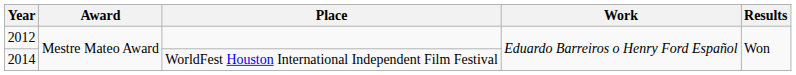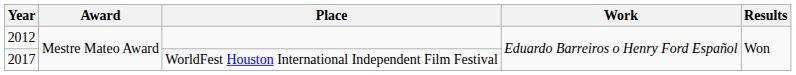(22, 59) 2014 -> (22, 59) 2017
